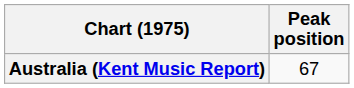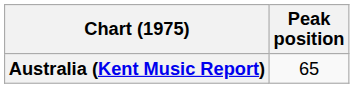(309, 68) 67 -> (309, 68) 65
